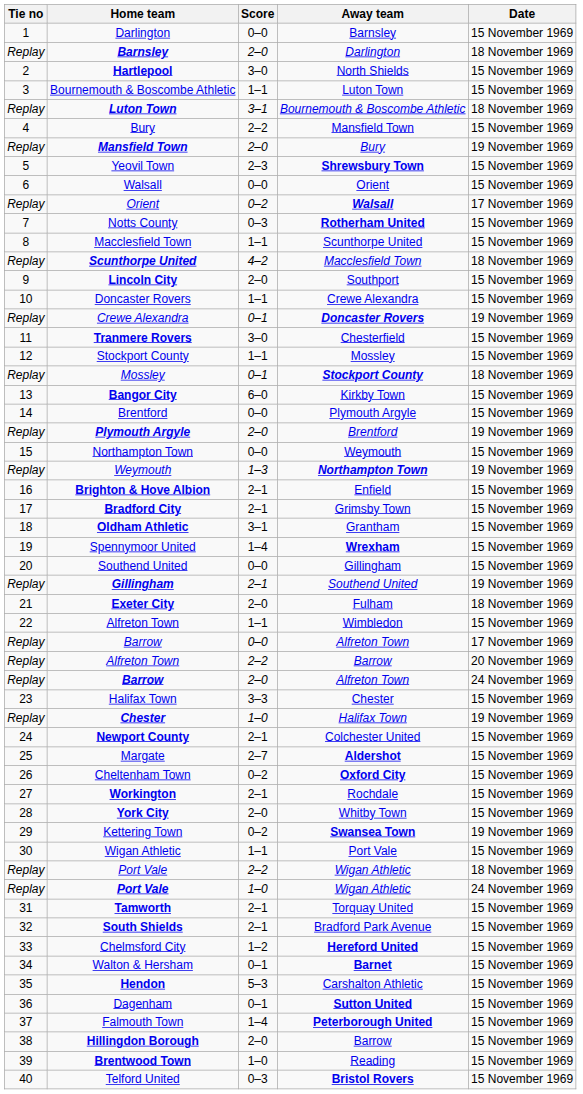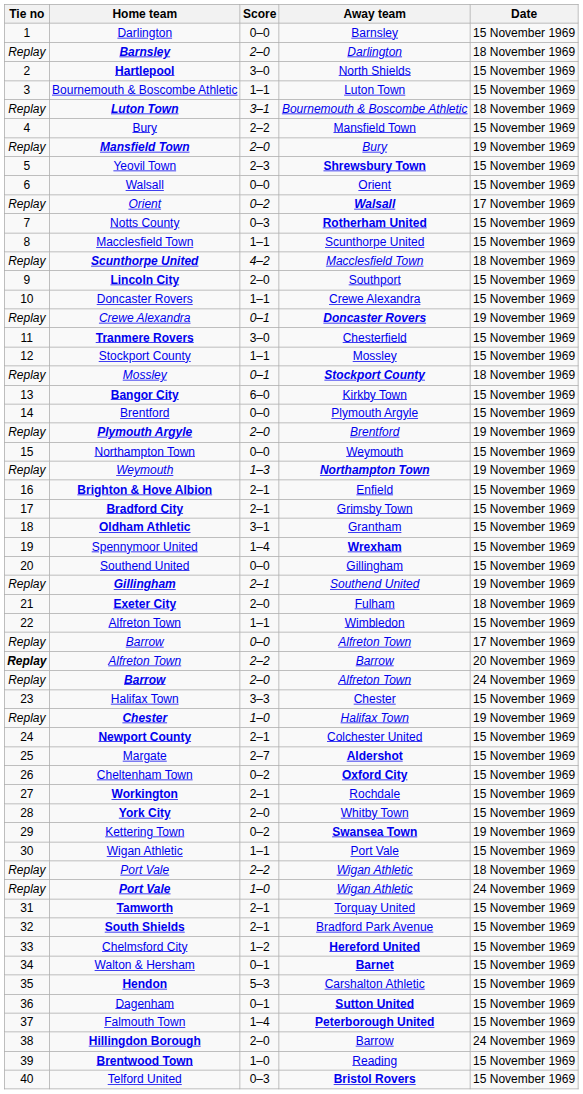(26, 661) normal -> (27, 661) bold
(522, 1041) 15 November 1969 -> (524, 1041) 24 November 1969
